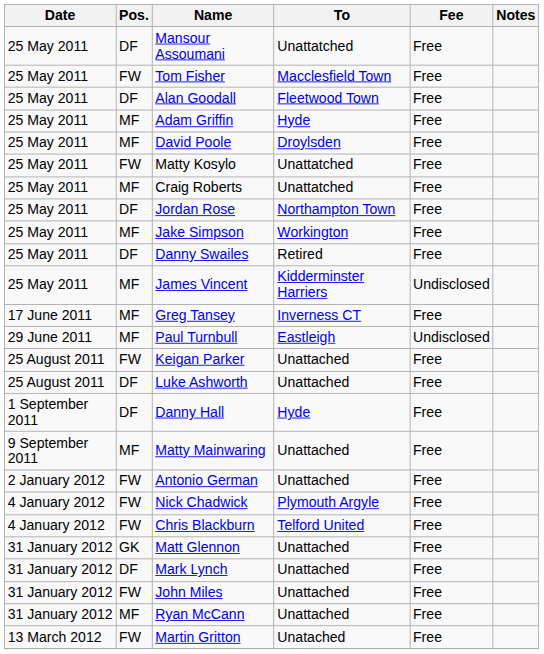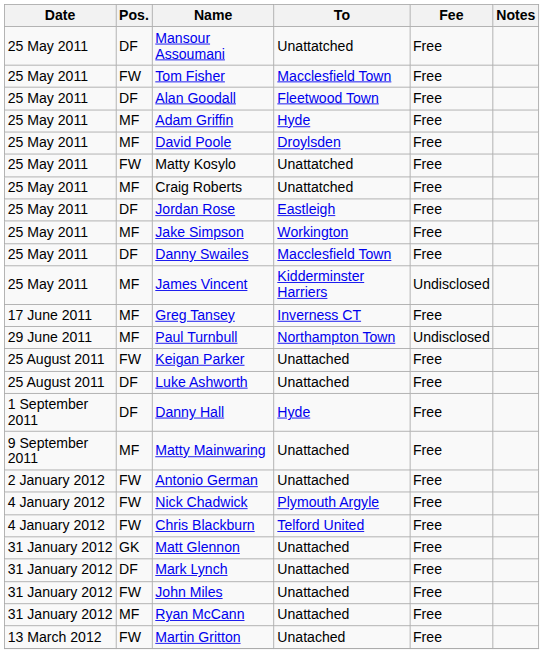(336, 210) Northampton Town -> (306, 210) Eastleigh
(300, 254) Retired -> (334, 254) Macclesfield Town
(306, 337) Eastleigh -> (336, 337) Northampton Town
